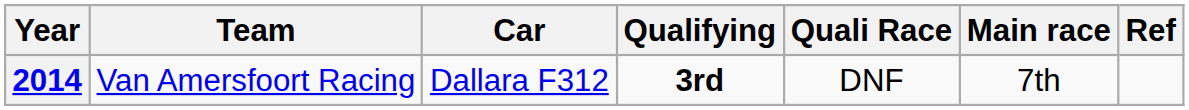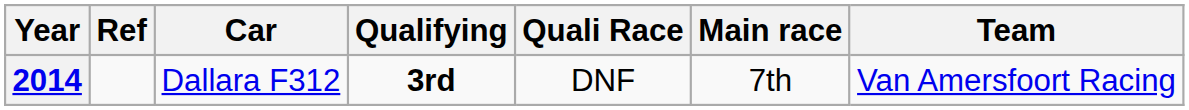columns swapped: (256, 30) <-> (1151, 30)
